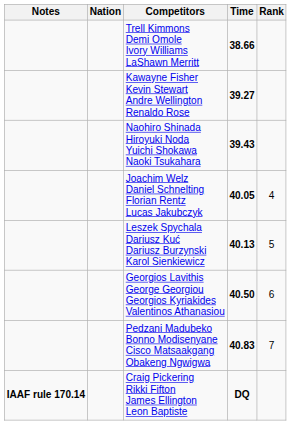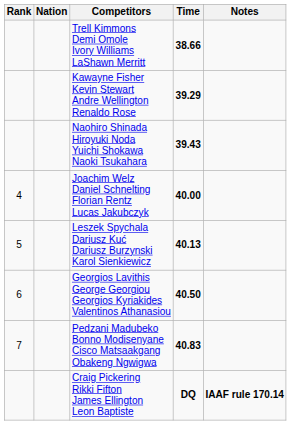columns swapped: (272, 12) <-> (46, 12)
(242, 95) 39.27 -> (188, 95) 39.29
(242, 195) 40.05 -> (188, 195) 40.00
